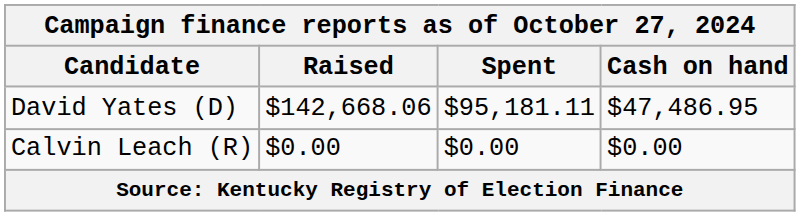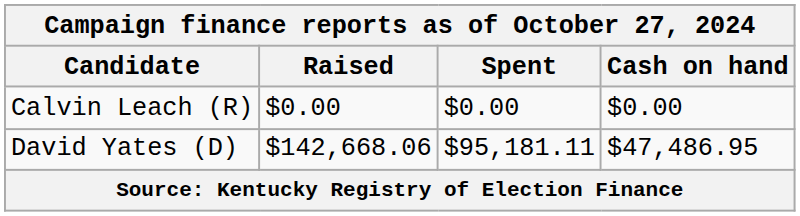rows swapped: (124, 108) <-> (132, 149)
